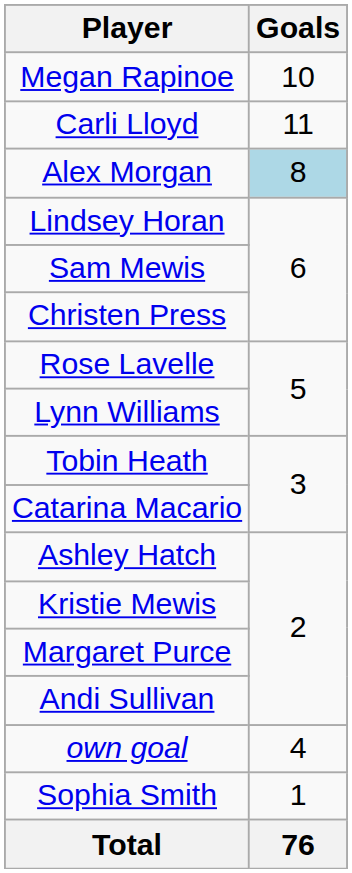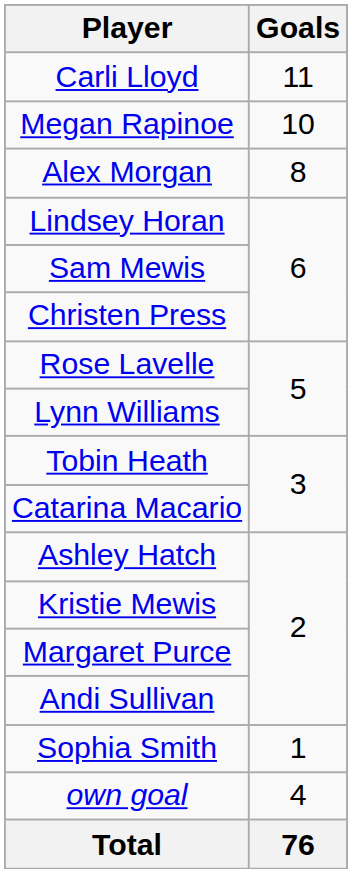rows swapped: (127, 124) <-> (127, 76)
(298, 172) lightblue background -> (298, 172) no background
rows swapped: (127, 795) <-> (127, 747)
